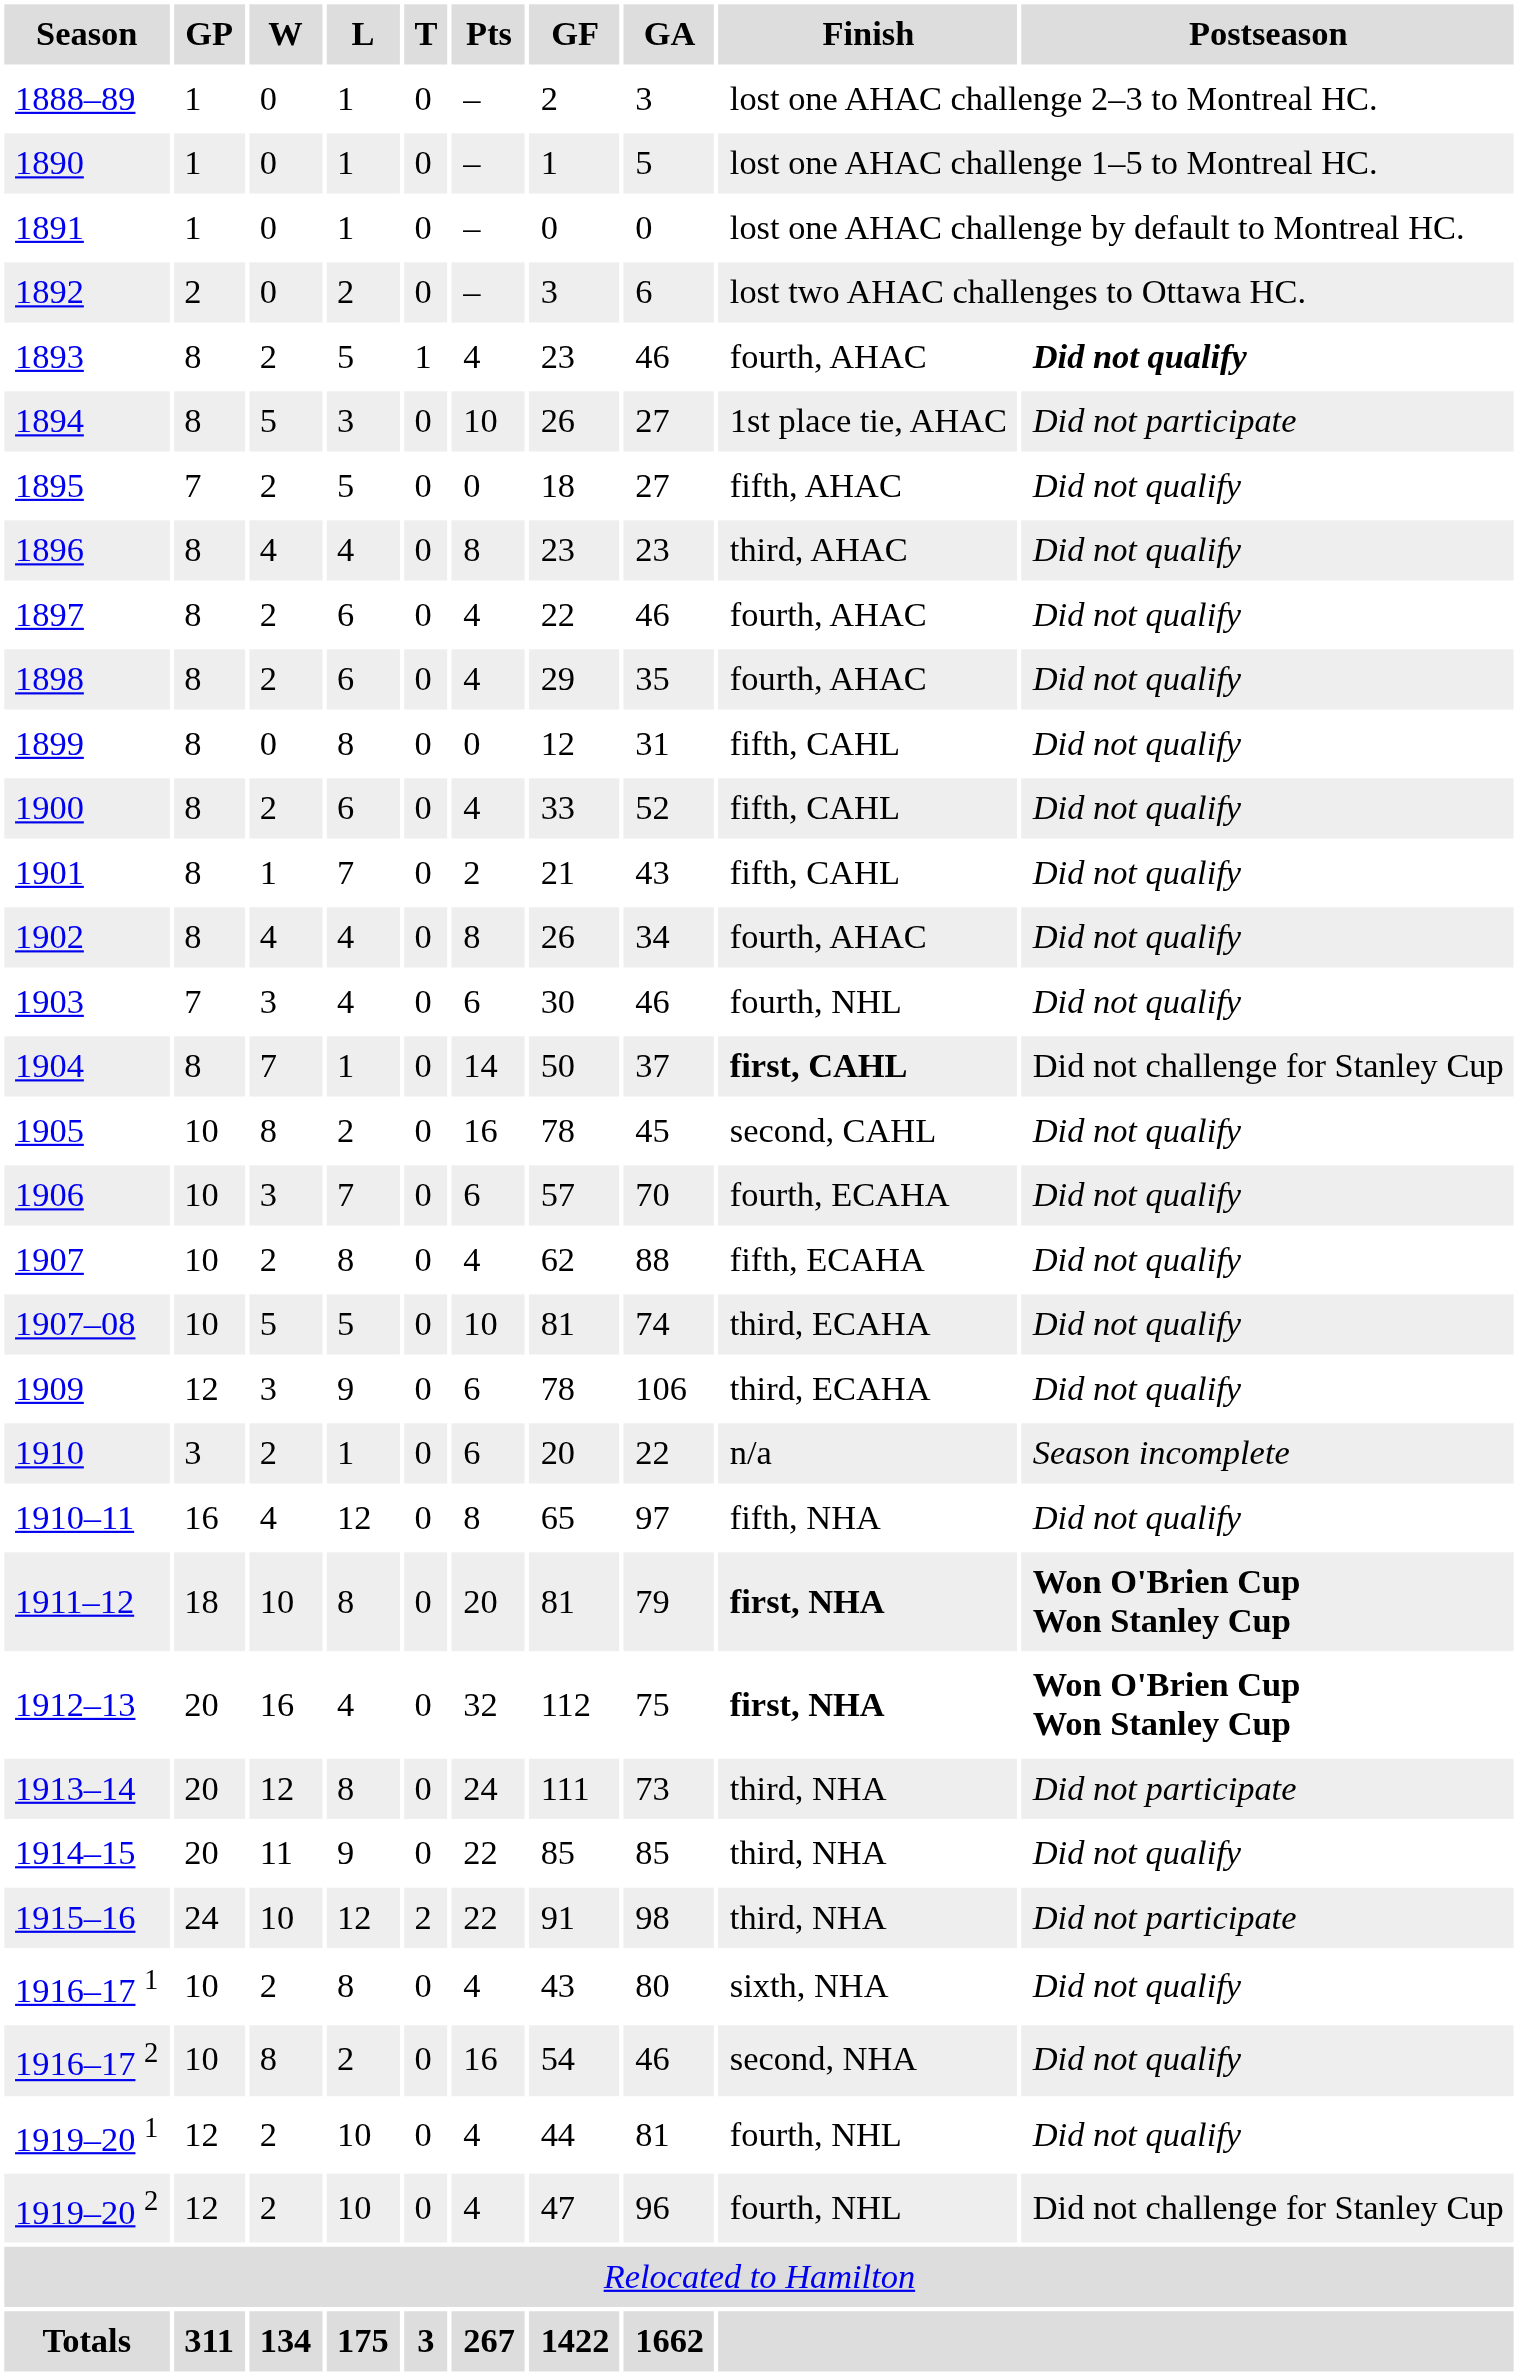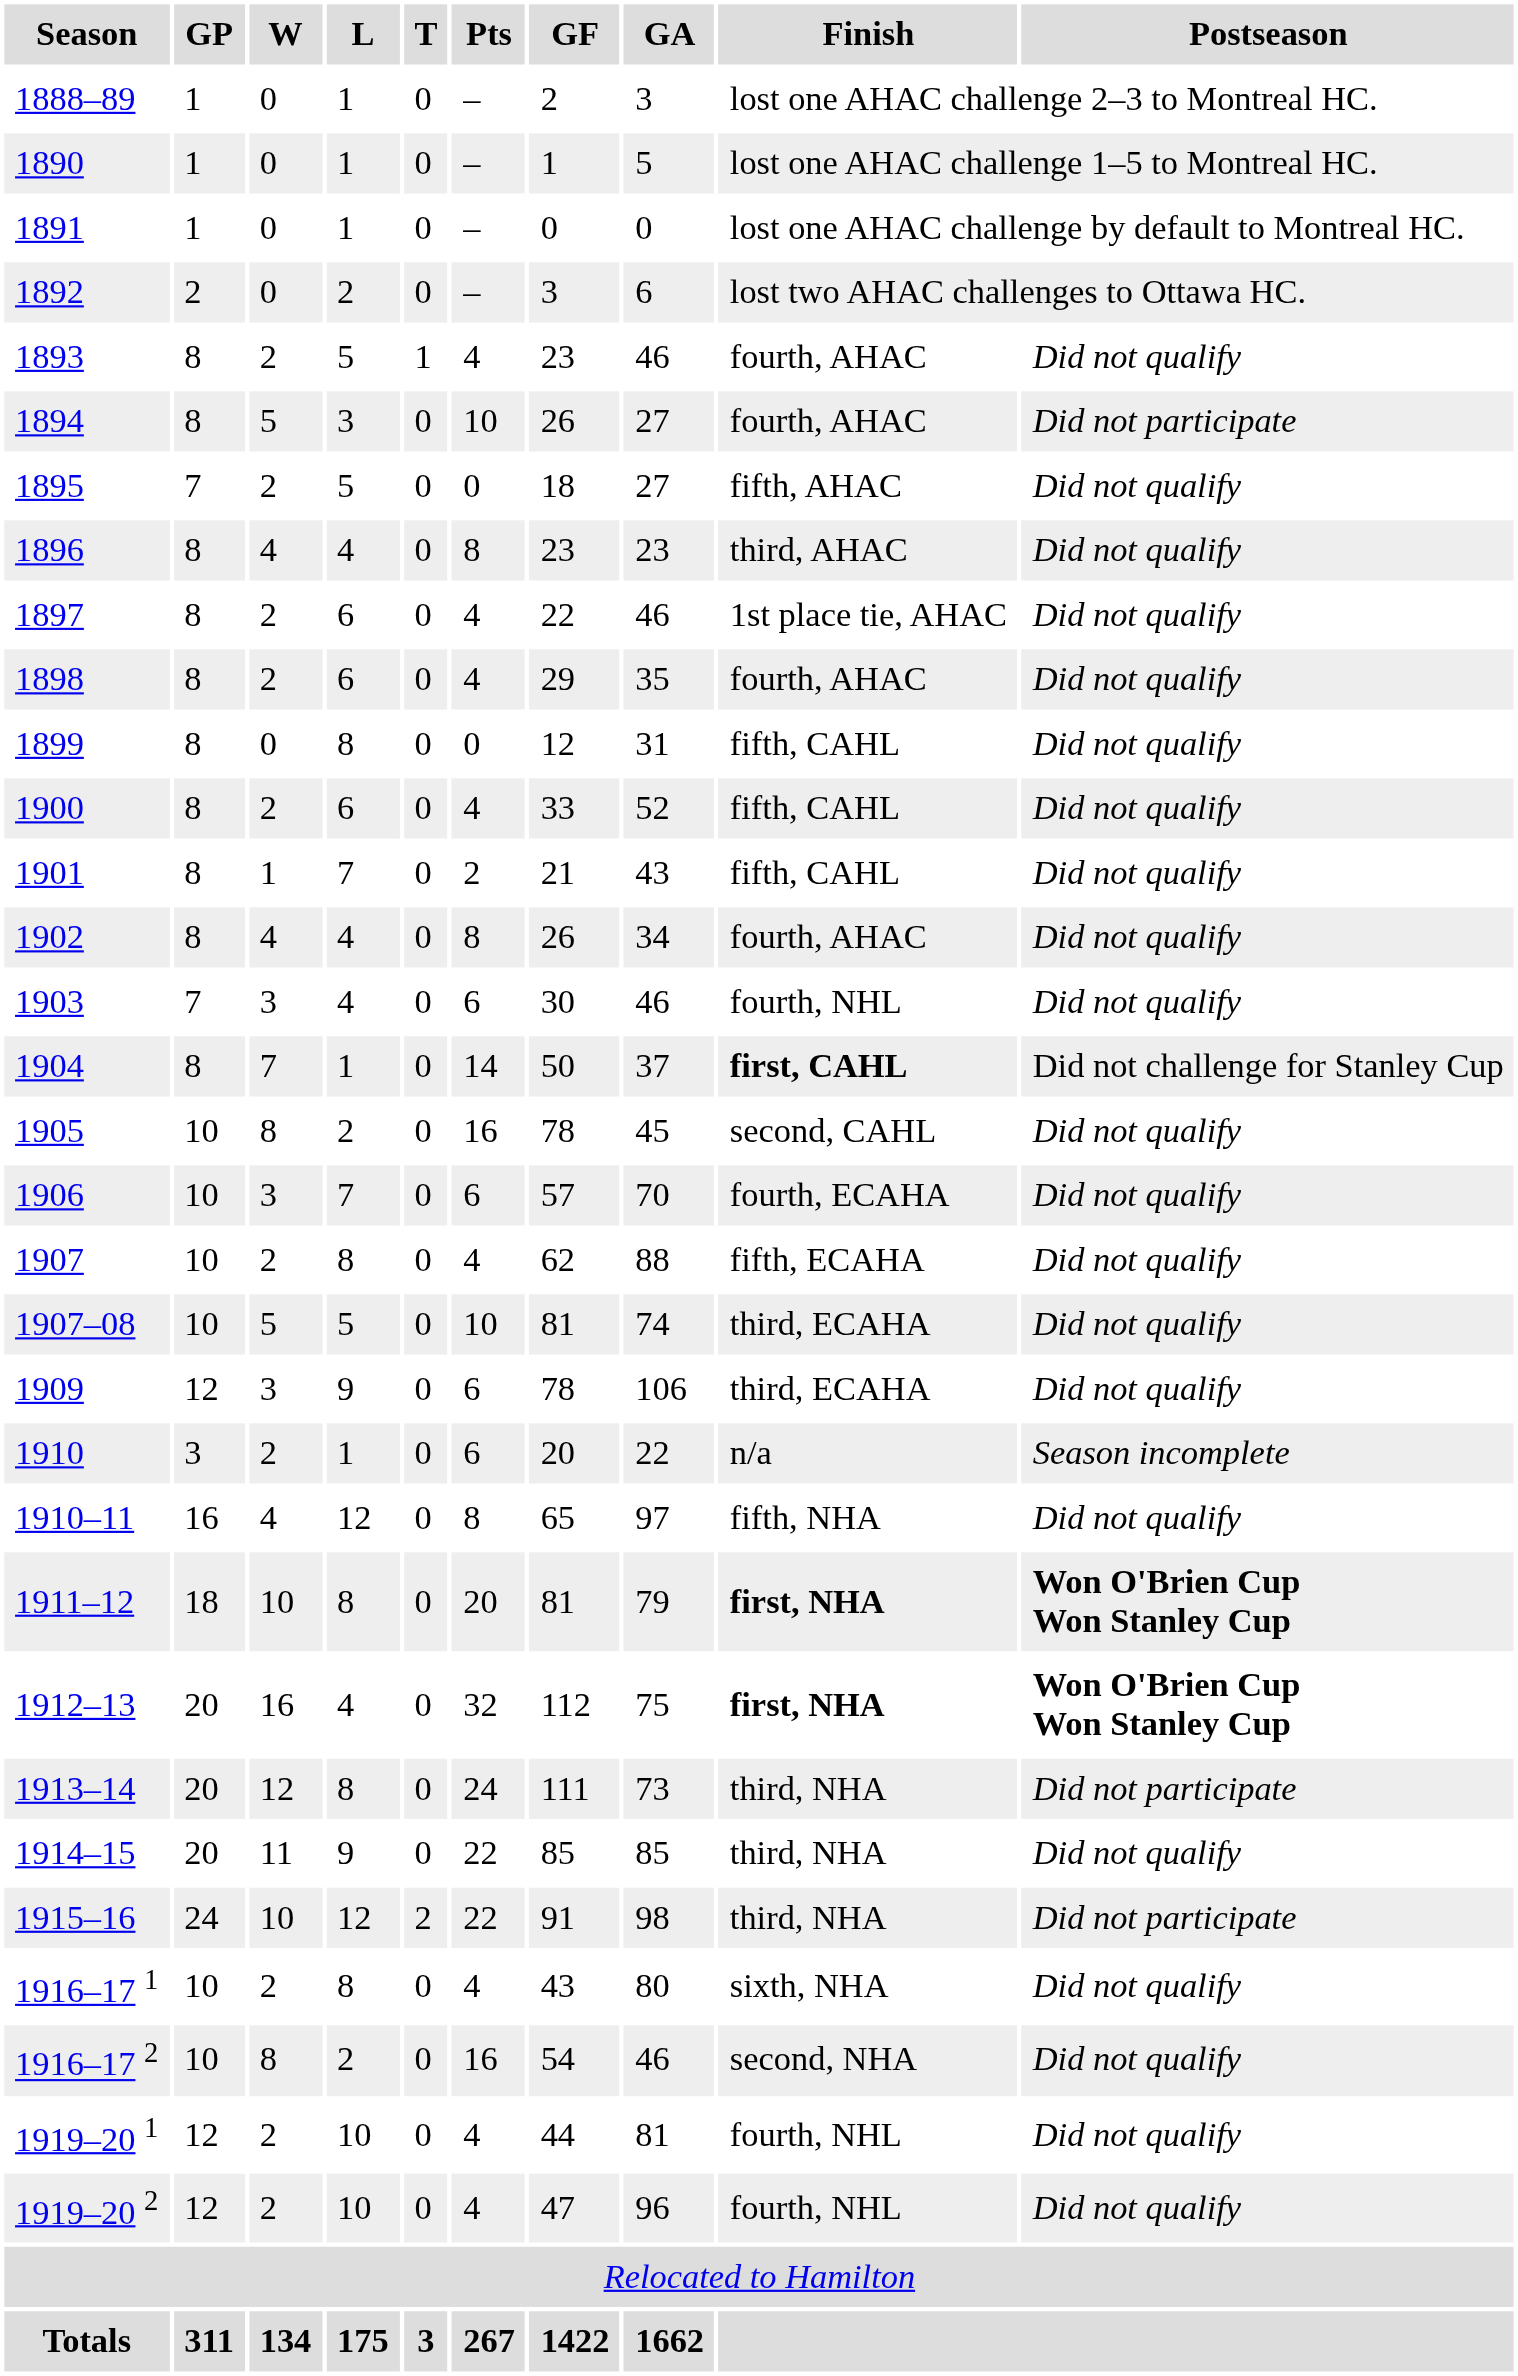(1140, 356) bold -> (1137, 356) normal
(868, 420) 1st place tie, AHAC -> (828, 420) fourth, AHAC
(828, 614) fourth, AHAC -> (868, 614) 1st place tie, AHAC
(1268, 2207) Did not challenge for Stanley Cup -> (1137, 2207) Did not qualify
